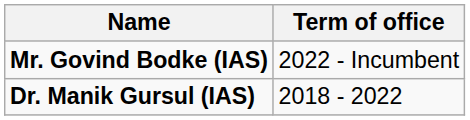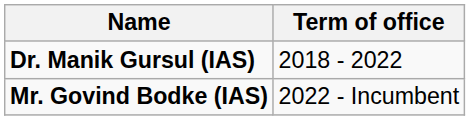rows swapped: (133, 96) <-> (139, 59)
